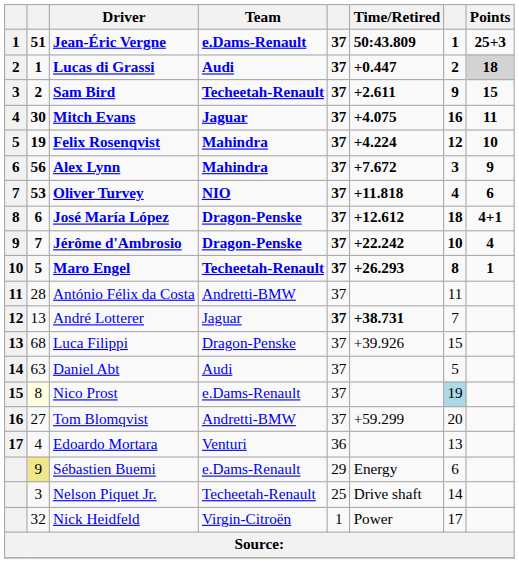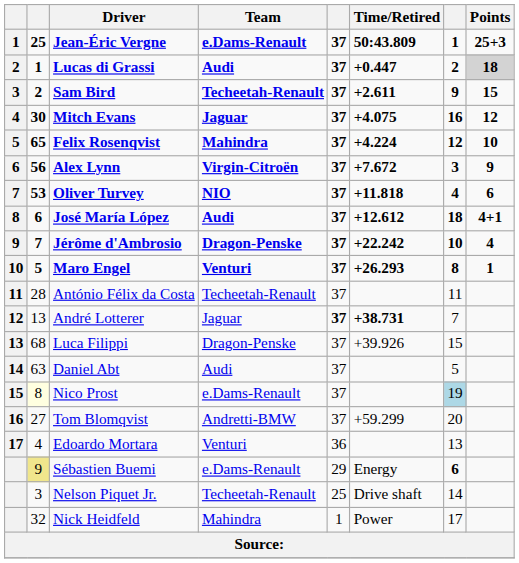(38, 41) 51 -> (38, 41) 25
(490, 117) 11 -> (490, 117) 12
(38, 142) 19 -> (38, 142) 65
(235, 167) Mahindra -> (250, 167) Virgin-Citroën
(252, 217) Dragon-Penske -> (218, 217) Audi
(263, 267) Techeetah-Renault -> (227, 267) Venturi
(249, 293) Andretti-BMW -> (259, 293) Techeetah-Renault
(455, 468) normal -> (455, 468) bold
(247, 519) Virgin-Citroën -> (232, 519) Mahindra
